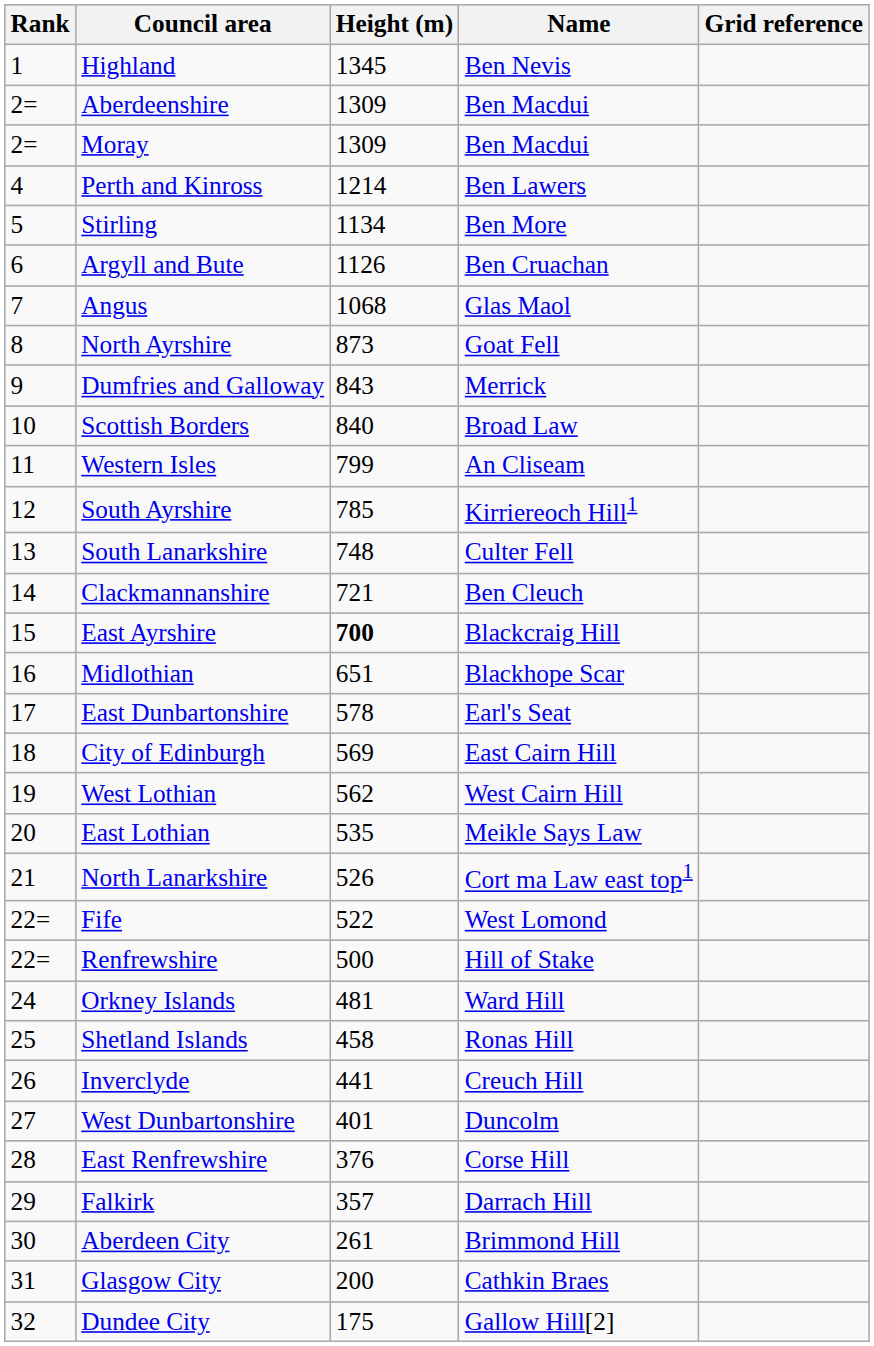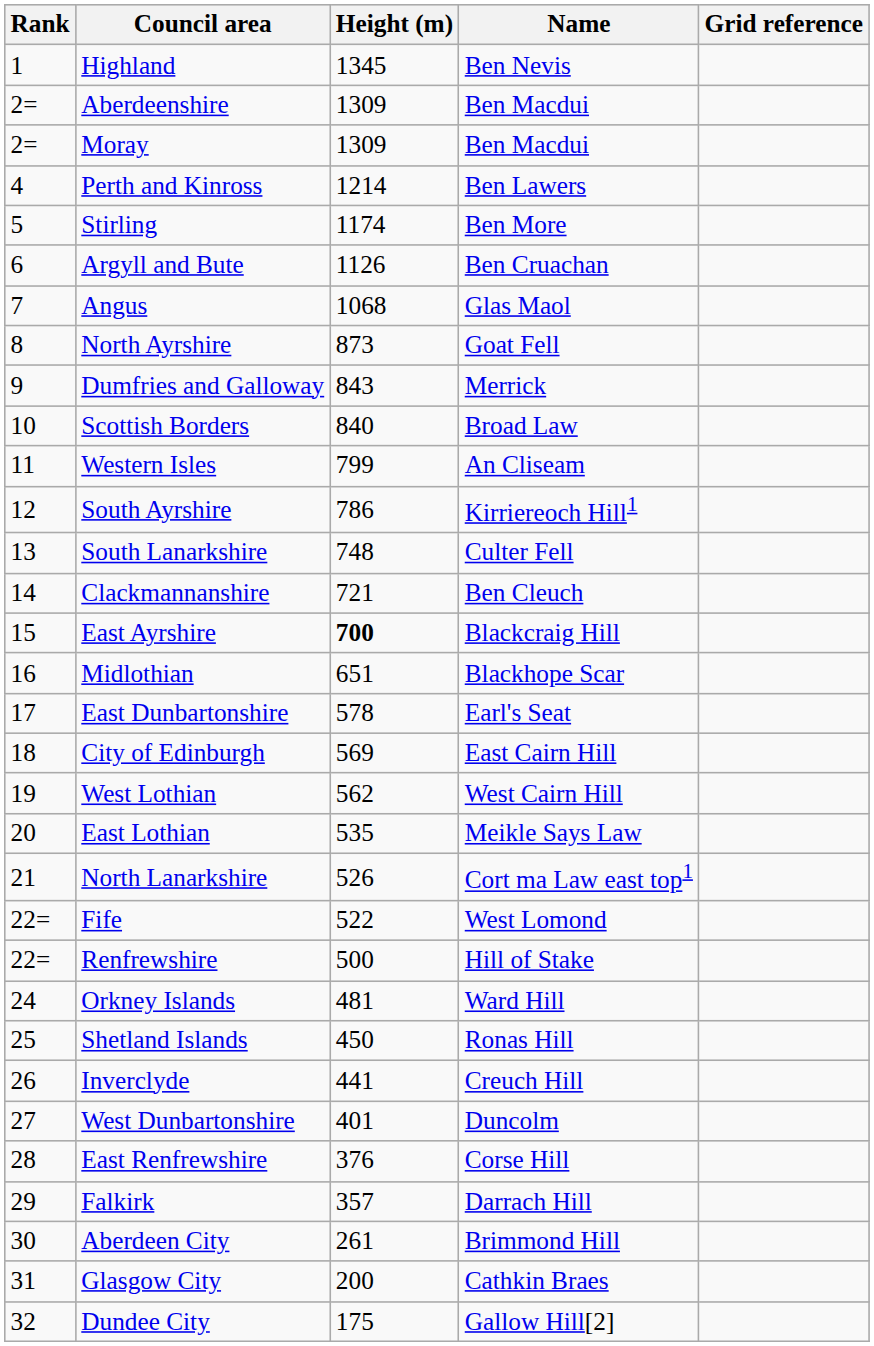(361, 225) 1134 -> (361, 225) 1174
(355, 509) 785 -> (355, 509) 786
(355, 1040) 458 -> (355, 1040) 450
